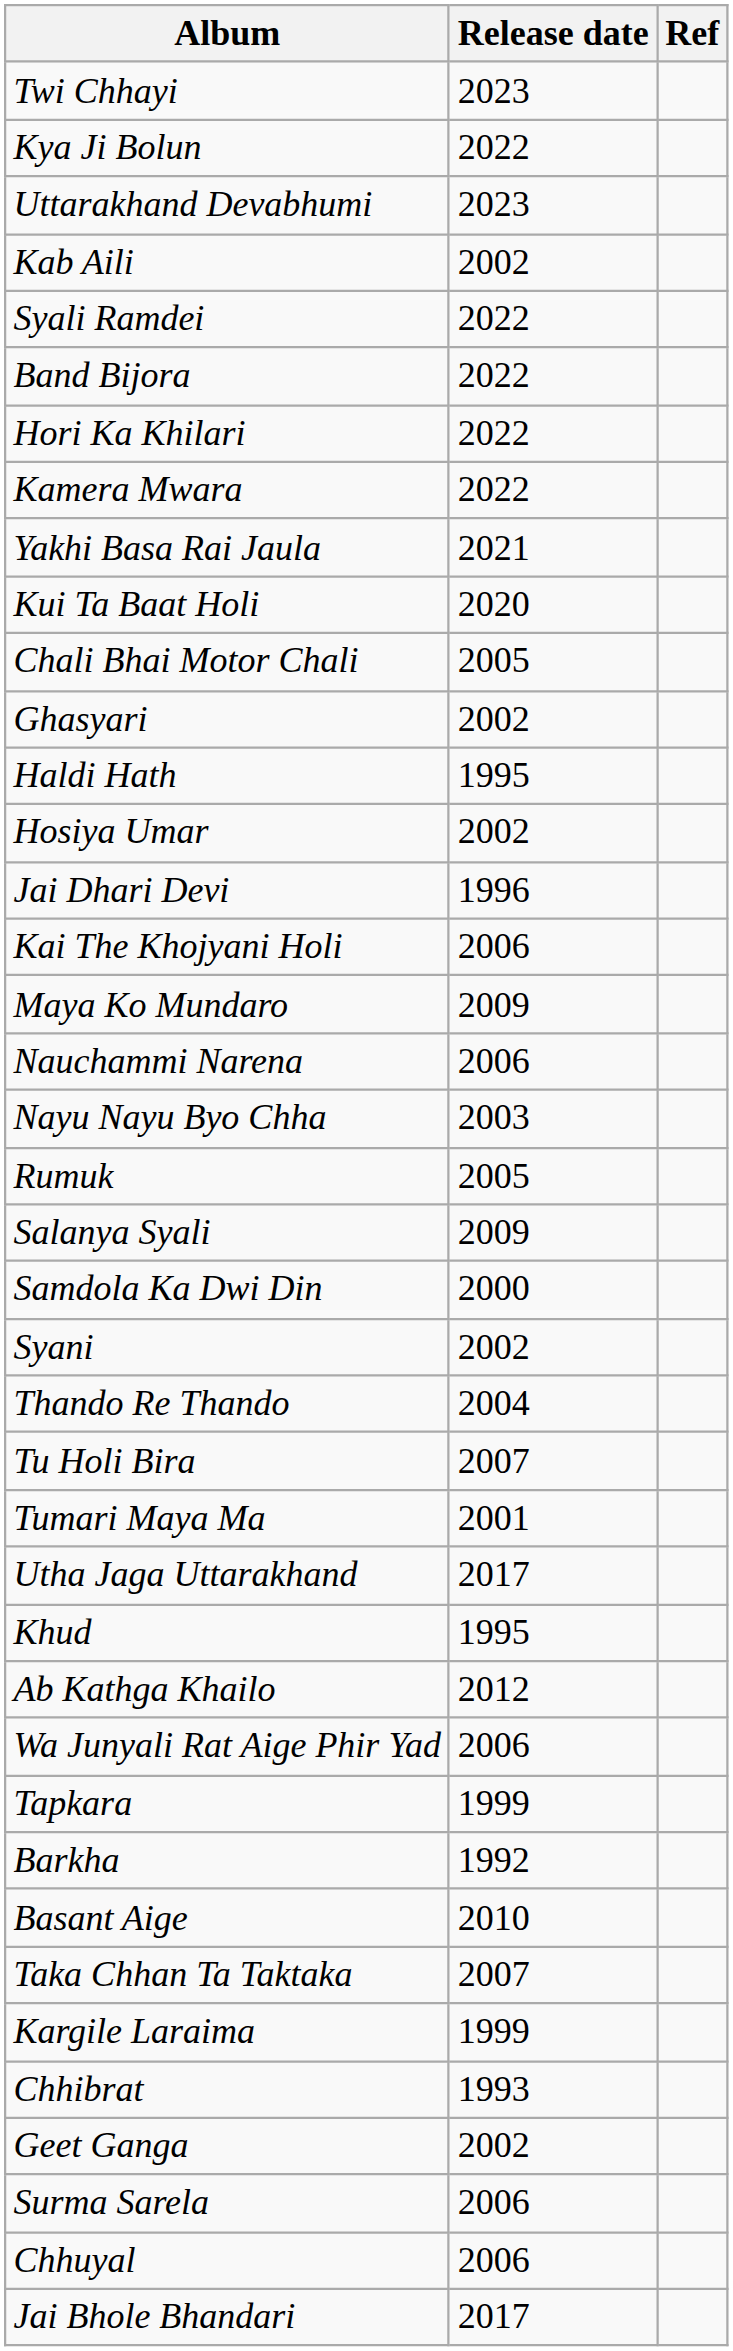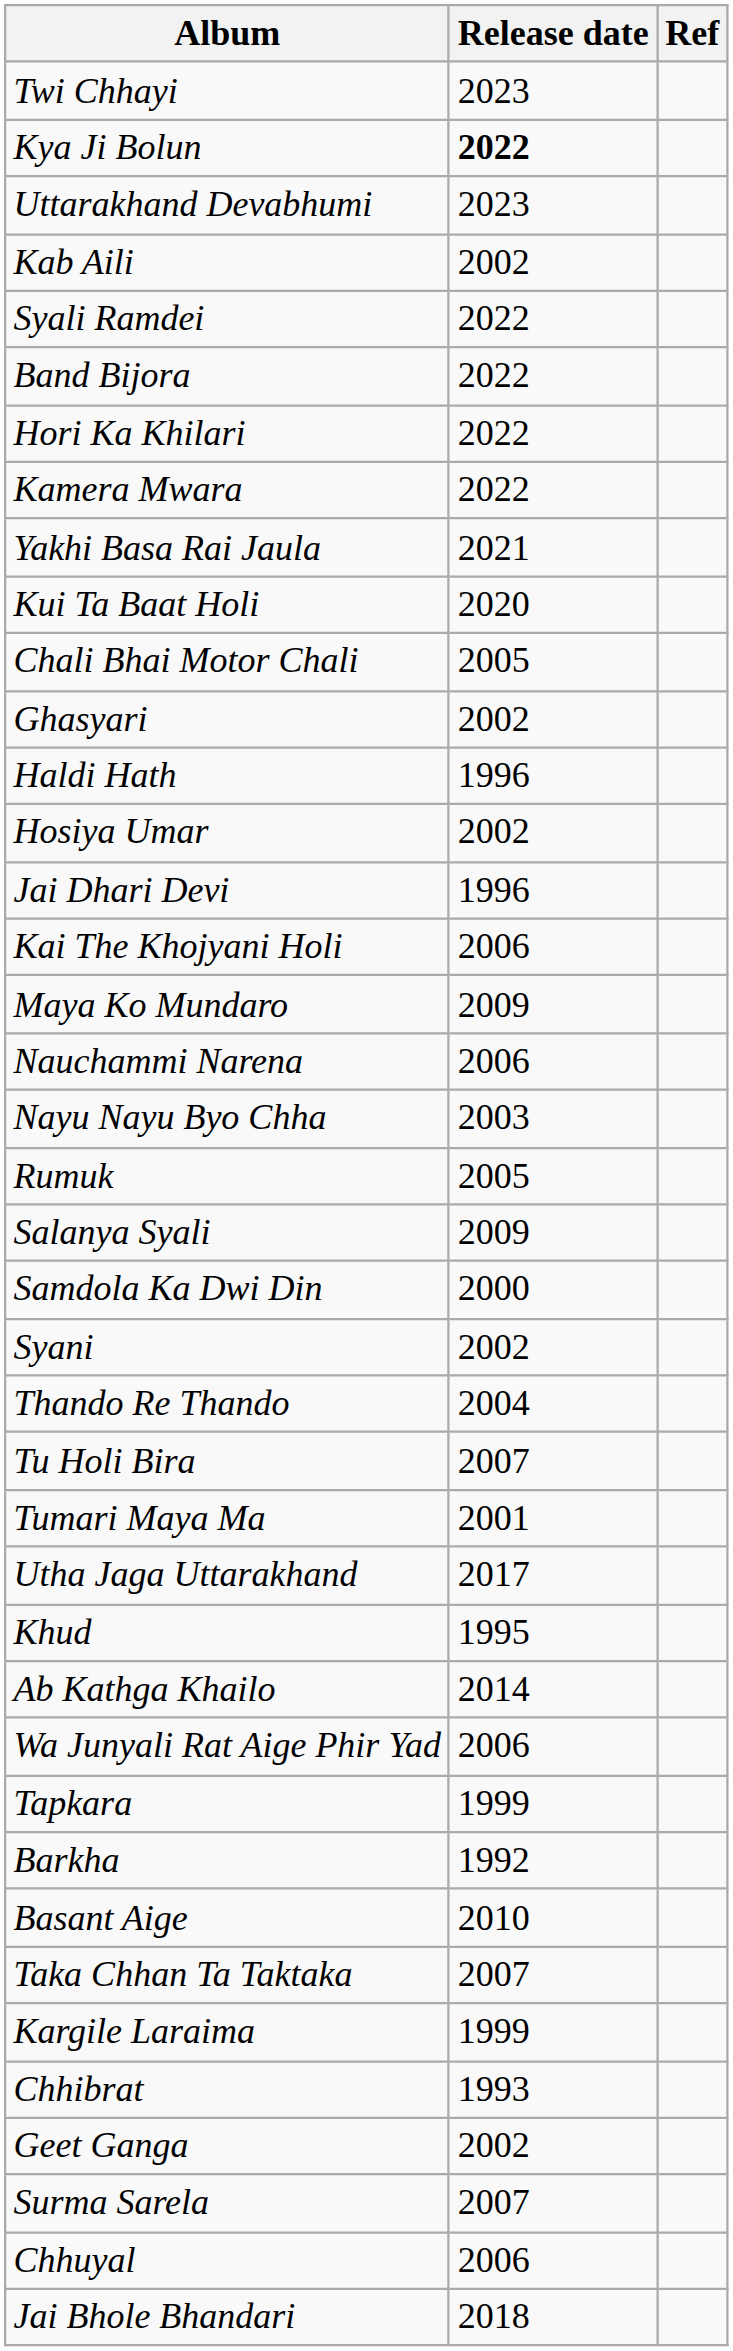(494, 147) normal -> (494, 147) bold
(494, 775) 1995 -> (494, 775) 1996
(494, 1688) 2012 -> (494, 1688) 2014
(494, 2202) 2006 -> (494, 2202) 2007
(494, 2316) 2017 -> (494, 2316) 2018
